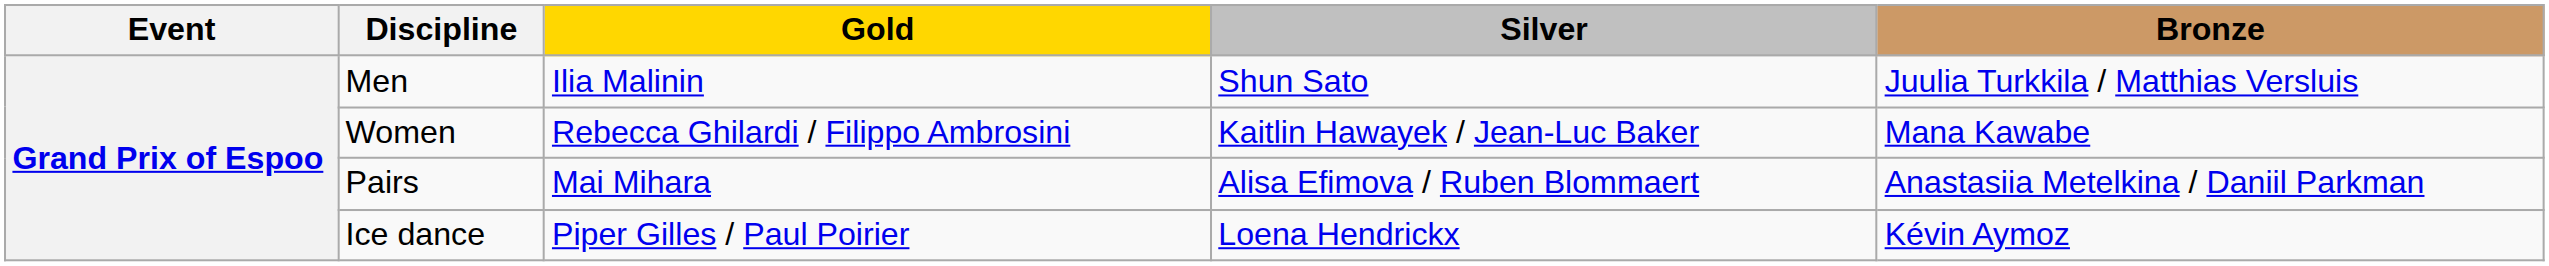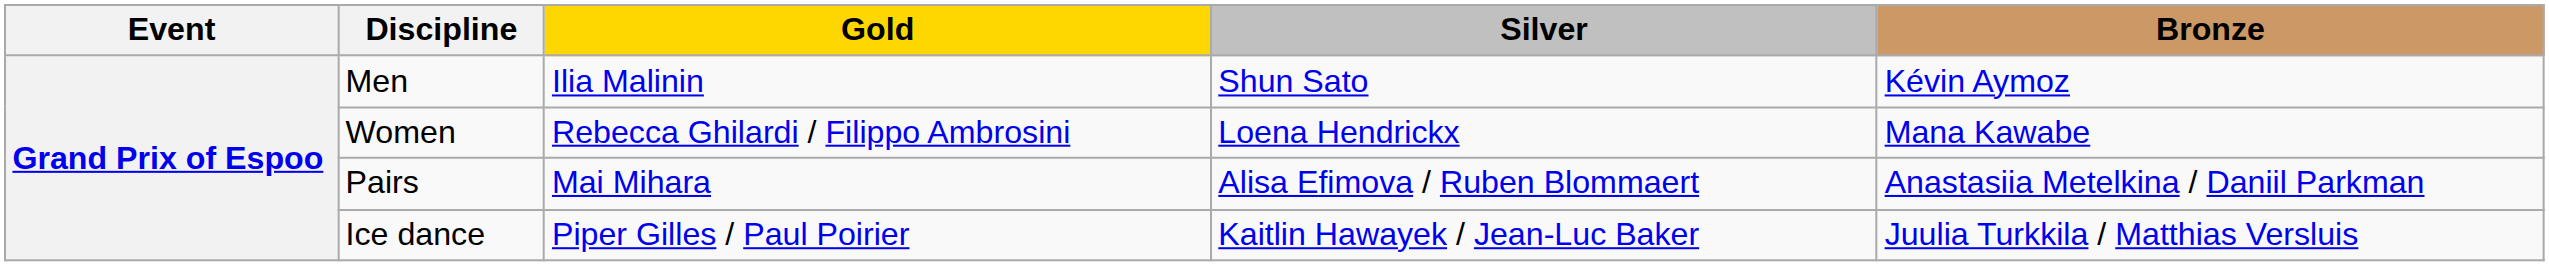(2121, 81) Juulia Turkkila / Matthias Versluis -> (1977, 81) Kévin Aymoz
(1459, 132) Kaitlin Hawayek / Jean-Luc Baker -> (1339, 132) Loena Hendrickx
(1339, 234) Loena Hendrickx -> (1459, 234) Kaitlin Hawayek / Jean-Luc Baker
(1977, 234) Kévin Aymoz -> (2121, 234) Juulia Turkkila / Matthias Versluis
